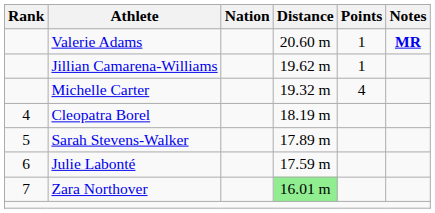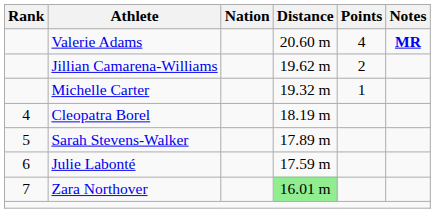(362, 41) 1 -> (362, 41) 4
(362, 66) 1 -> (362, 66) 2
(362, 90) 4 -> (362, 90) 1
